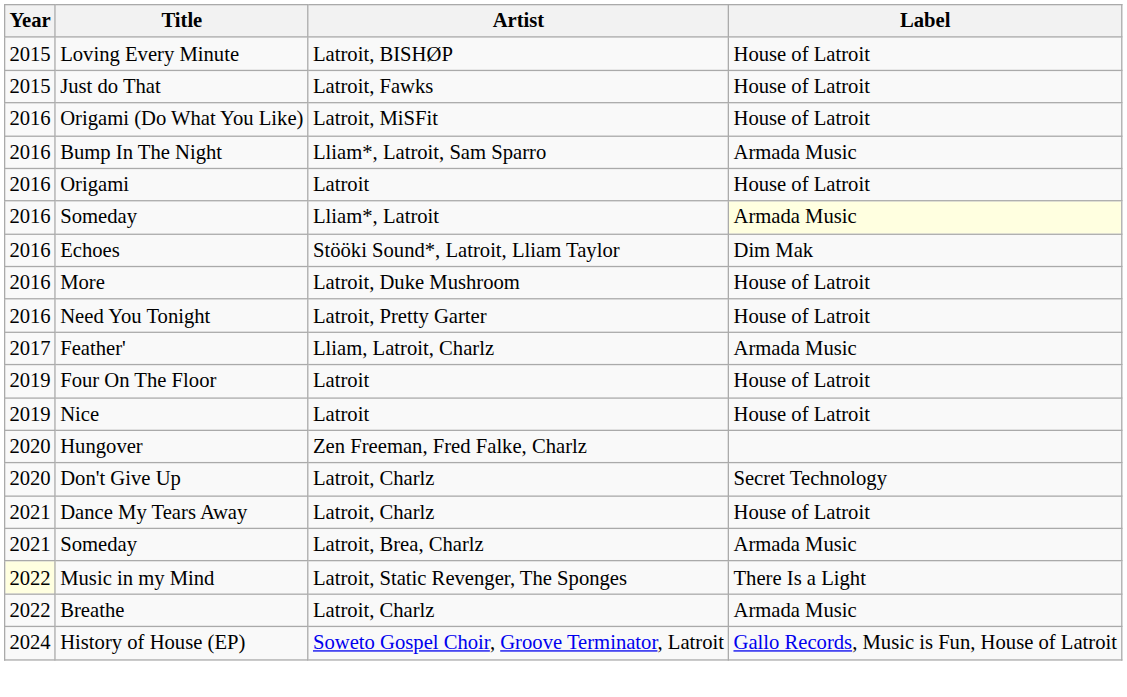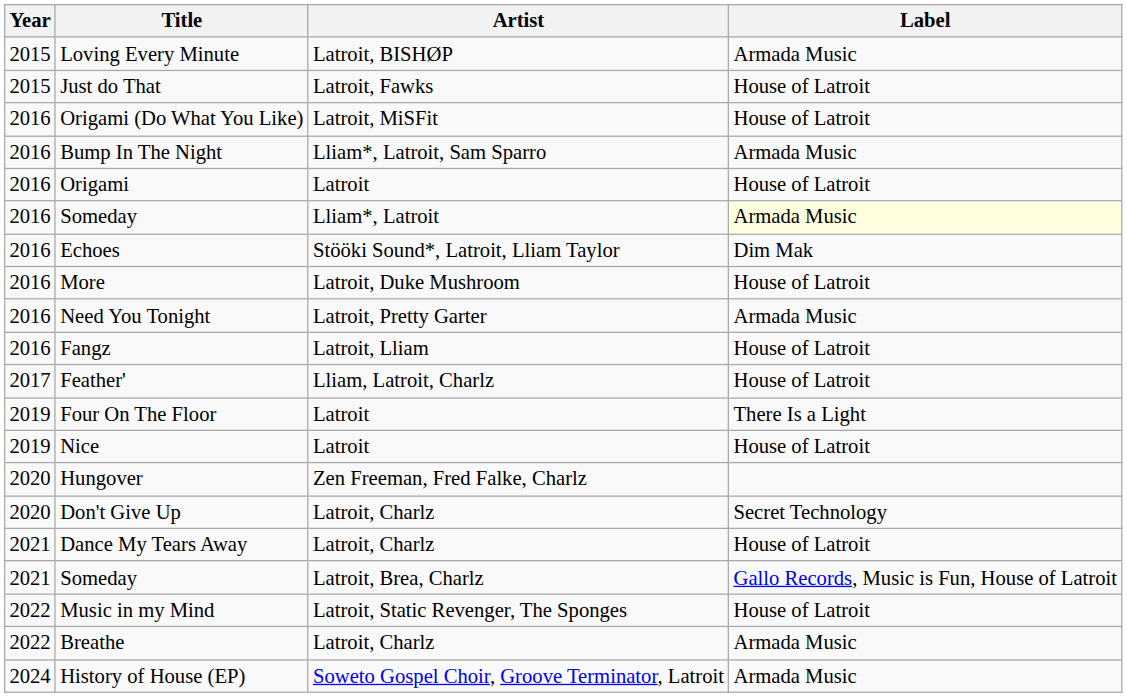(802, 53) House of Latroit -> (795, 53) Armada Music
(802, 315) House of Latroit -> (795, 315) Armada Music
+ row: (85, 348)
(795, 348) Armada Music -> (802, 380) House of Latroit
(802, 380) House of Latroit -> (800, 413) There Is a Light
(795, 544) Armada Music -> (925, 577) Gallo Records, Music is Fun, House of Latroit
(30, 577) lightyellow background -> (30, 610) no background
(800, 577) There Is a Light -> (802, 610) House of Latroit
(925, 642) Gallo Records, Music is Fun, House of Latroit -> (795, 675) Armada Music
